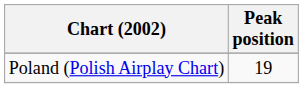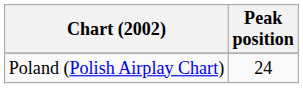(263, 67) 19 -> (263, 67) 24
